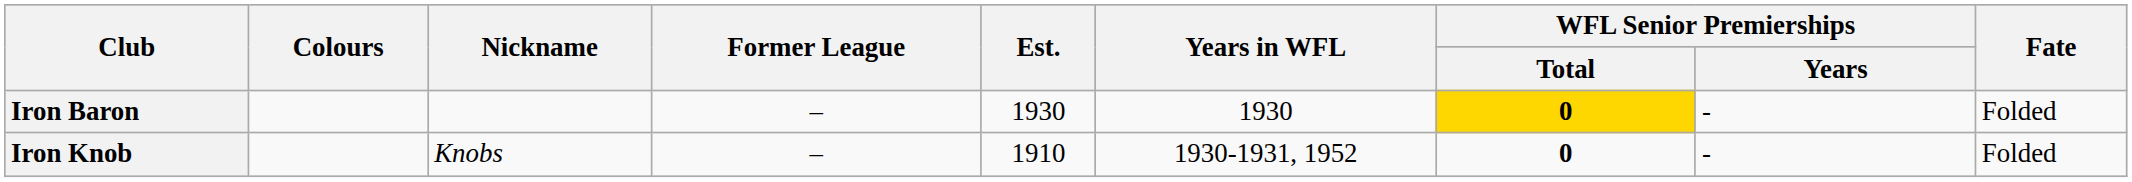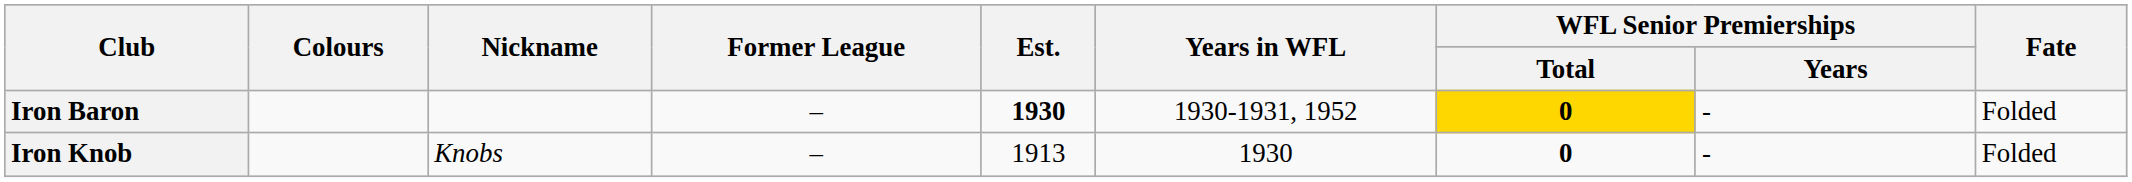(1038, 111) normal -> (1038, 111) bold
(1266, 111) 1930 -> (1266, 111) 1930-1931, 1952
(1038, 153) 1910 -> (1038, 153) 1913
(1266, 153) 1930-1931, 1952 -> (1266, 153) 1930
